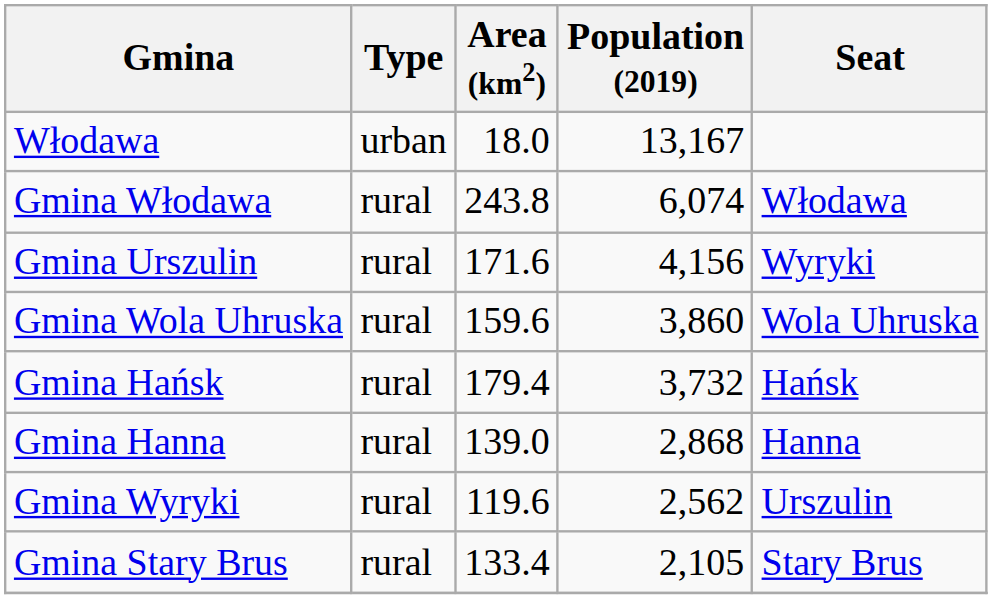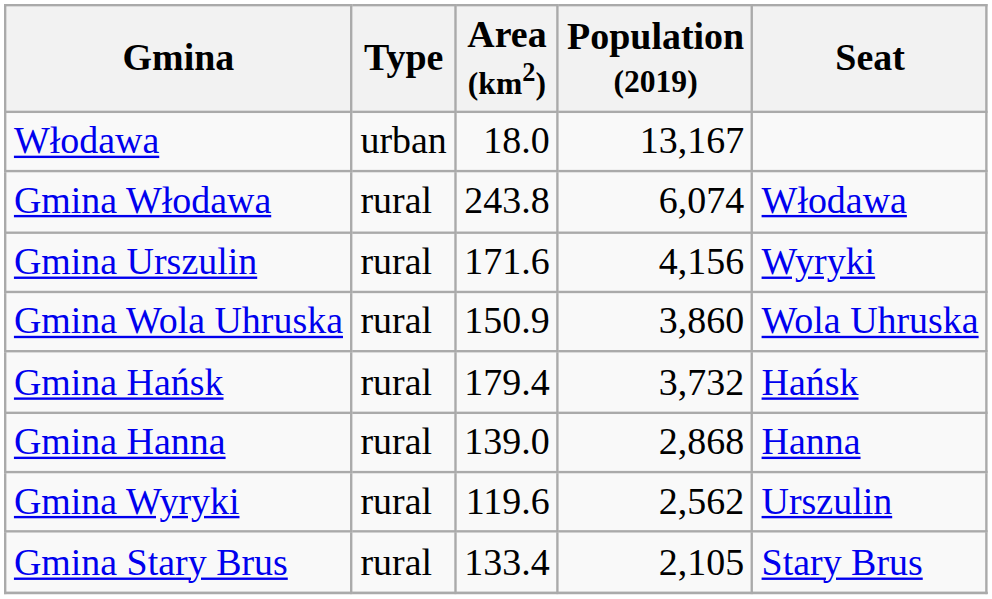(507, 321) 159.6 -> (507, 321) 150.9
